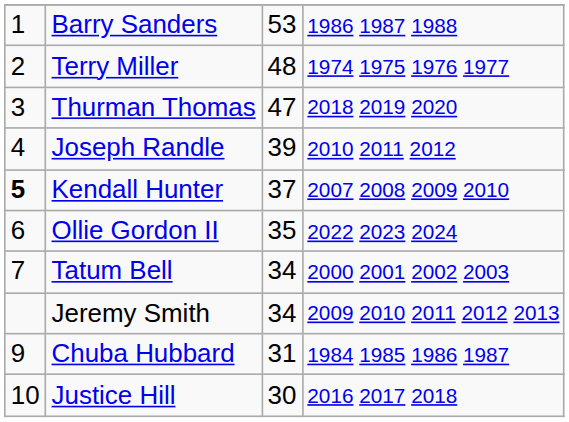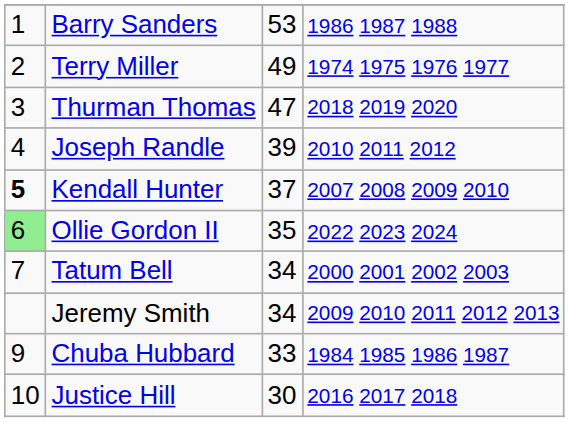(282, 66) 48 -> (282, 66) 49
(18, 230) no background -> (18, 230) lightgreen background
(282, 353) 31 -> (282, 353) 33
